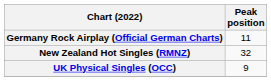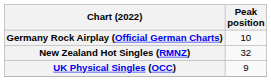(246, 38) 11 -> (246, 38) 10
